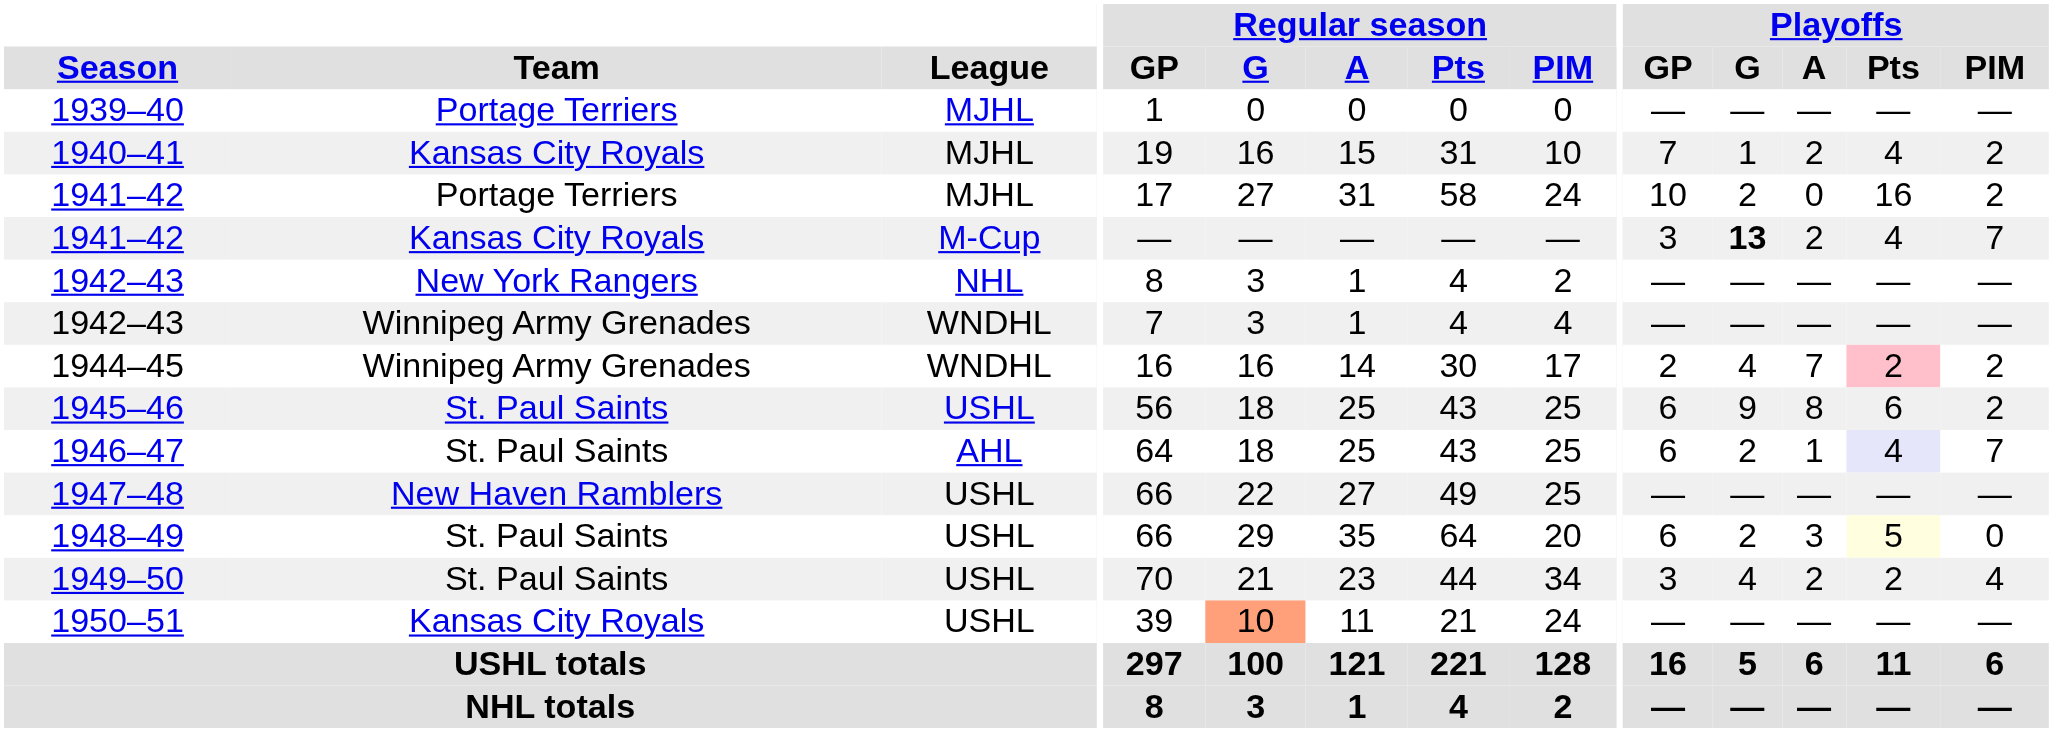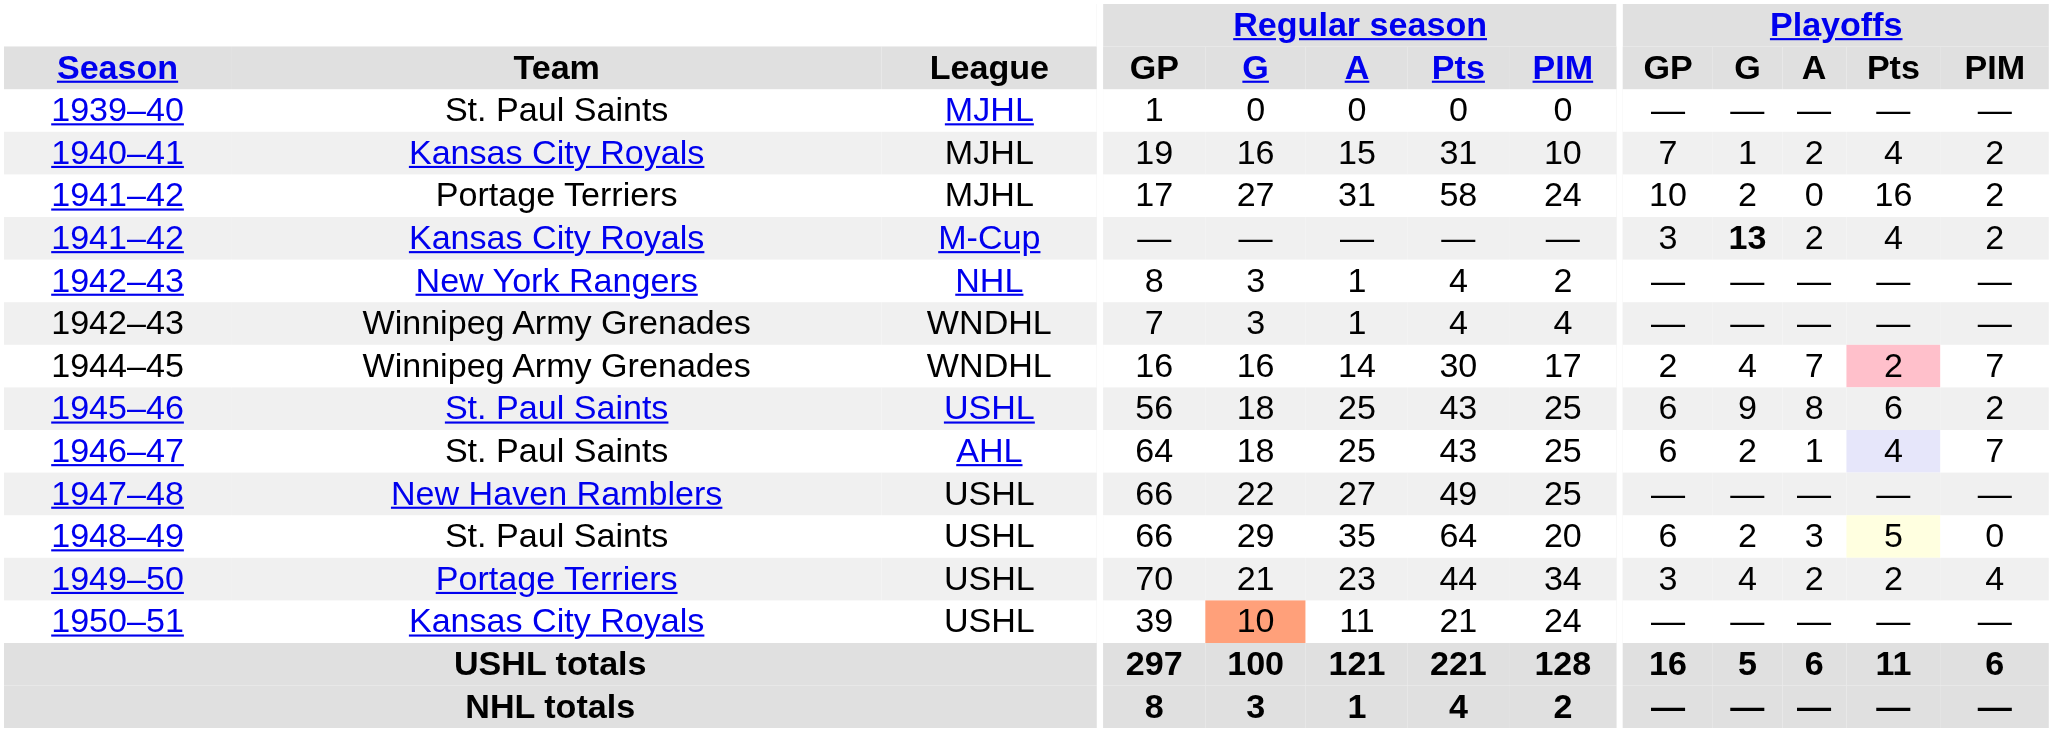(557, 109) Portage Terriers -> (557, 109) St. Paul Saints
(1995, 237) 7 -> (1995, 237) 2
(1995, 365) 2 -> (1995, 365) 7
(557, 578) St. Paul Saints -> (557, 578) Portage Terriers
